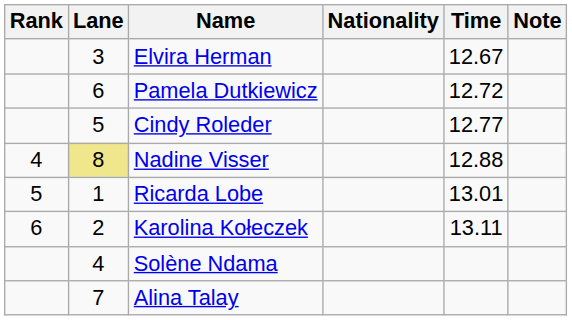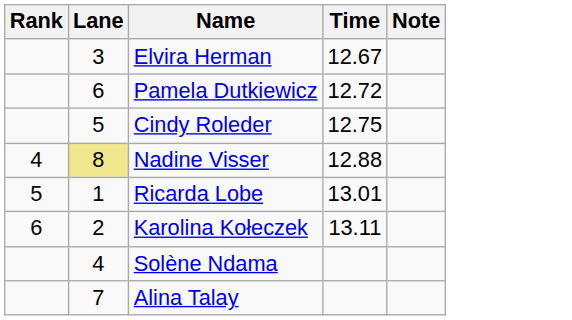- column: (383, 21)
(476, 125) 12.77 -> (355, 125) 12.75
